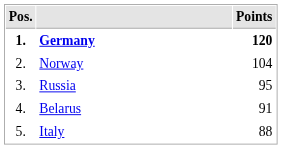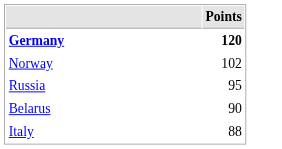- column: (21, 16)
(262, 63) 104 -> (232, 63) 102
(266, 108) 91 -> (235, 108) 90
